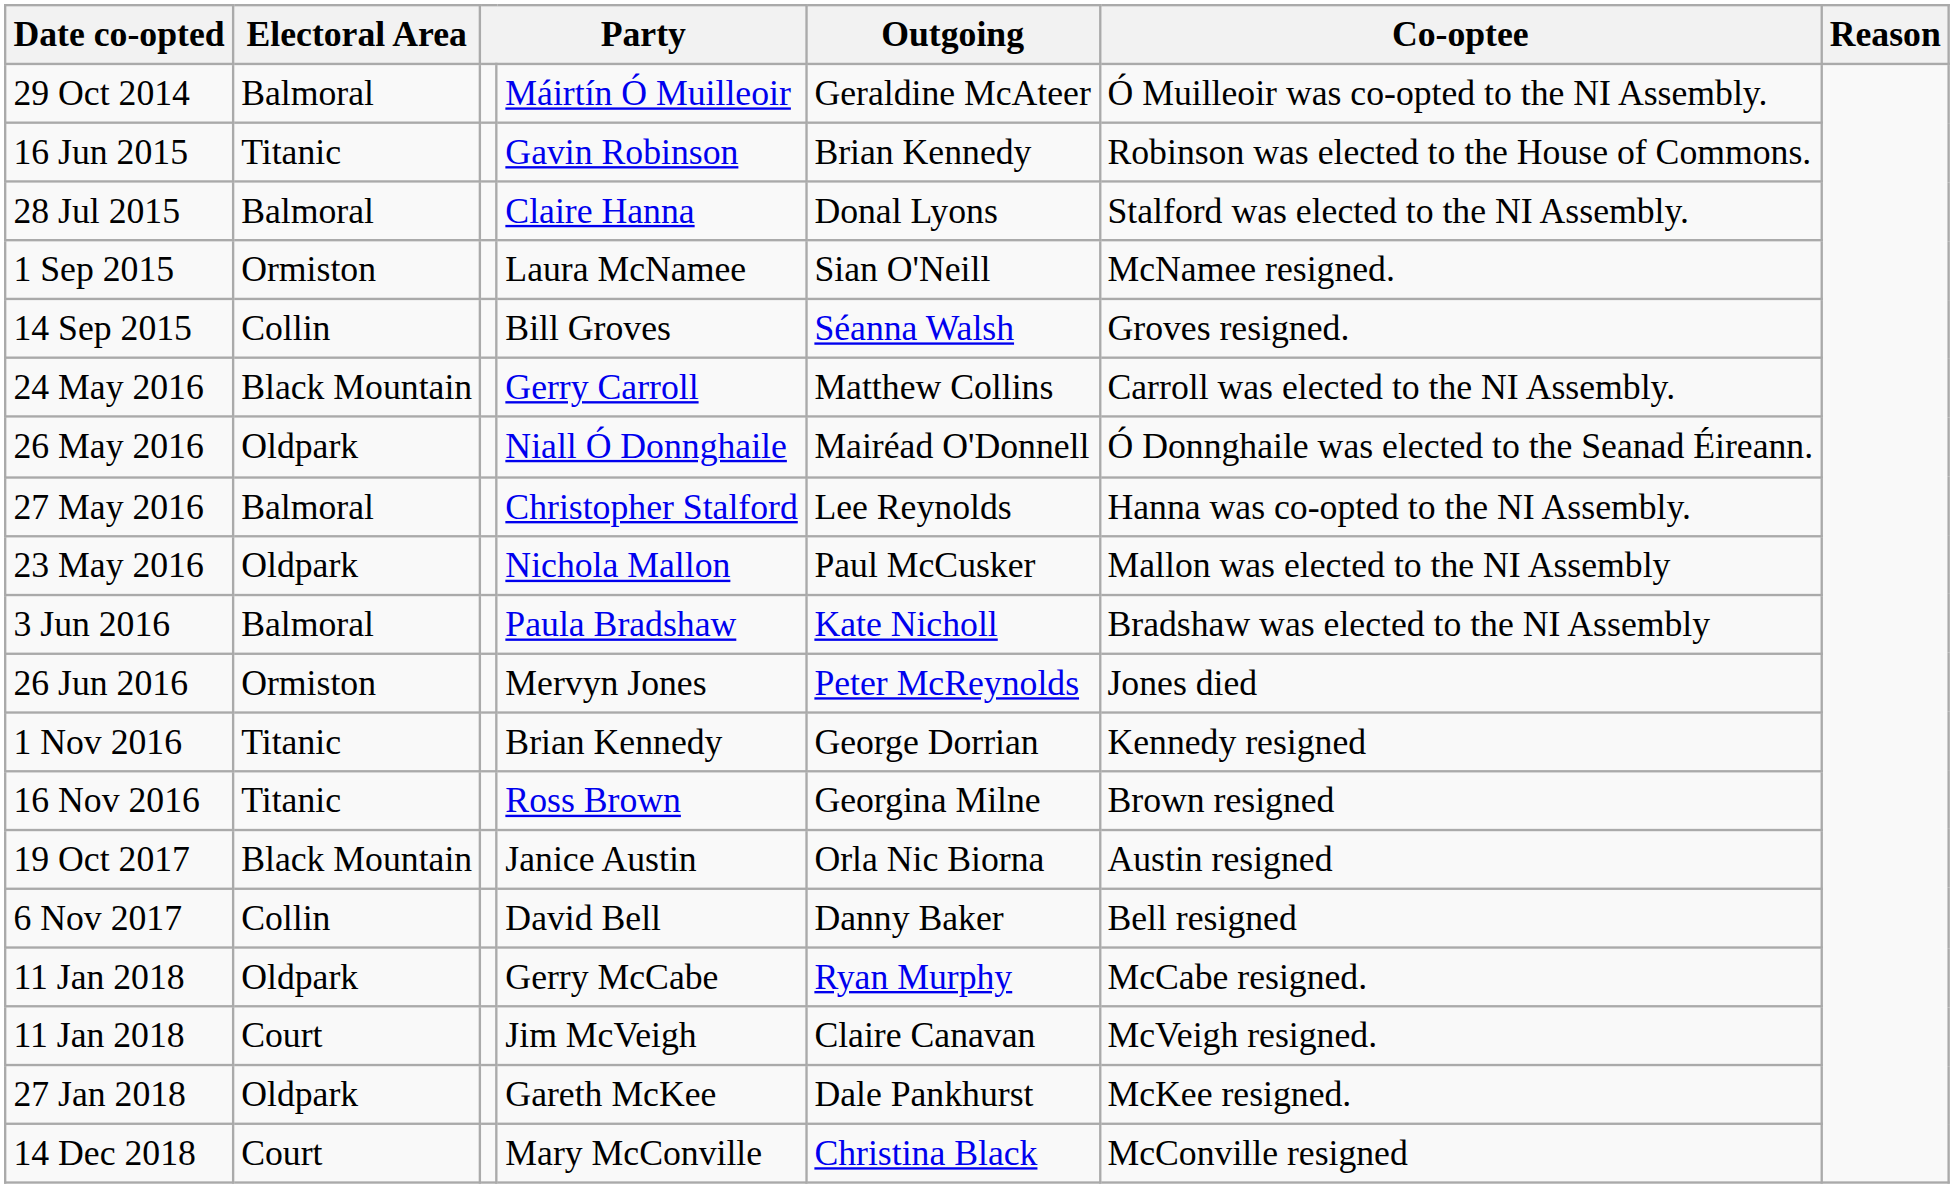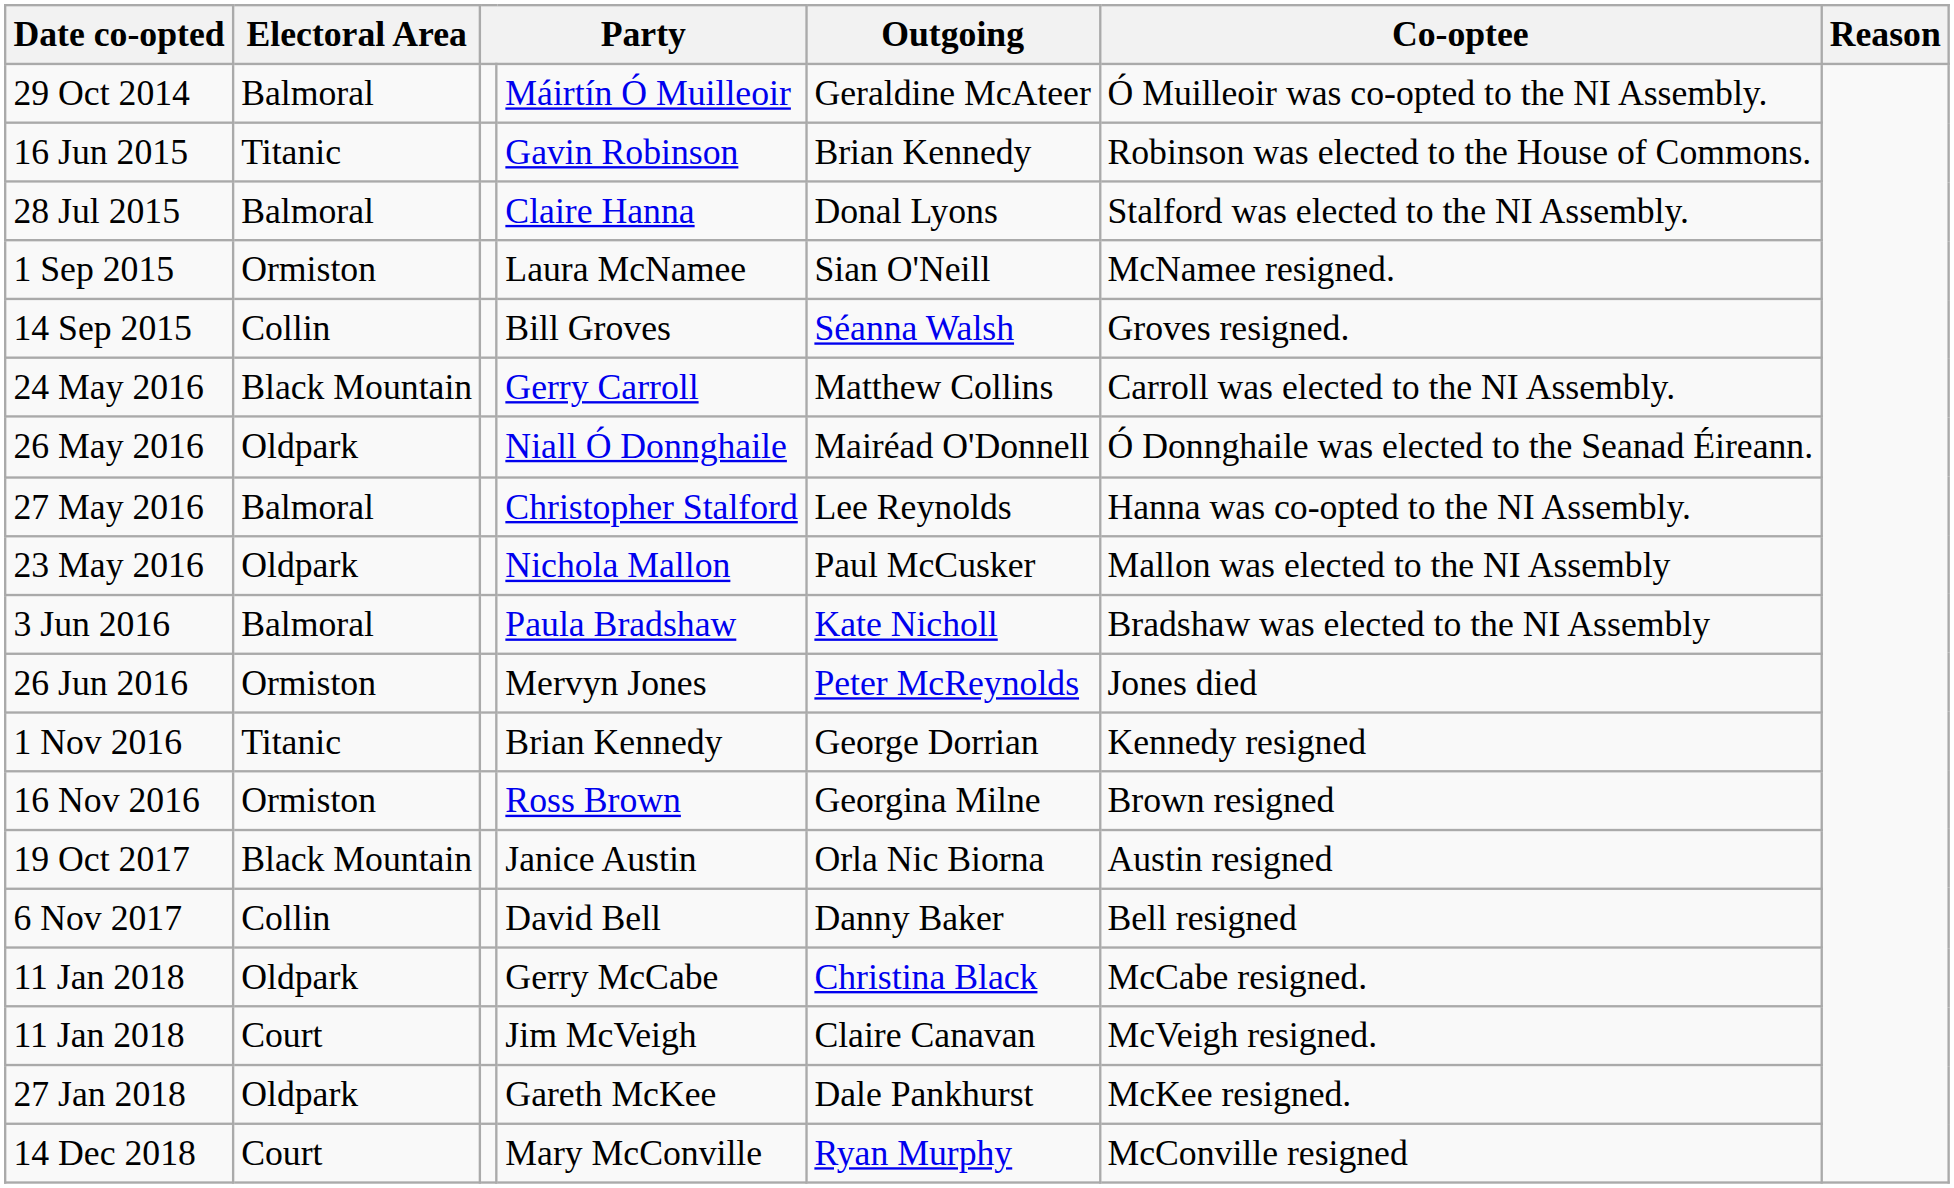(291, 799) Titanic -> (309, 799) Ormiston
(913, 976) Ryan Murphy -> (926, 976) Christina Black
(926, 1153) Christina Black -> (913, 1153) Ryan Murphy
